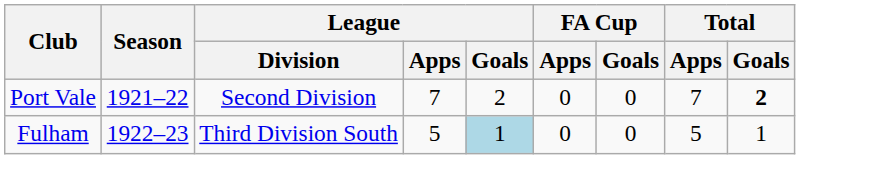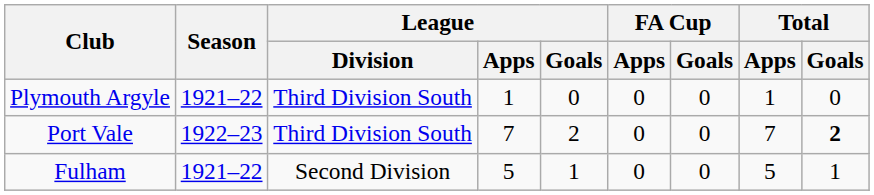+ row: (90, 97)
(148, 97) 1921–22 -> (222, 134) 1922–23
(299, 97) Second Division -> (373, 134) Third Division South
(148, 134) 1922–23 -> (222, 171) 1921–22
(299, 134) Third Division South -> (373, 171) Second Division
(500, 134) lightblue background -> (574, 171) no background
